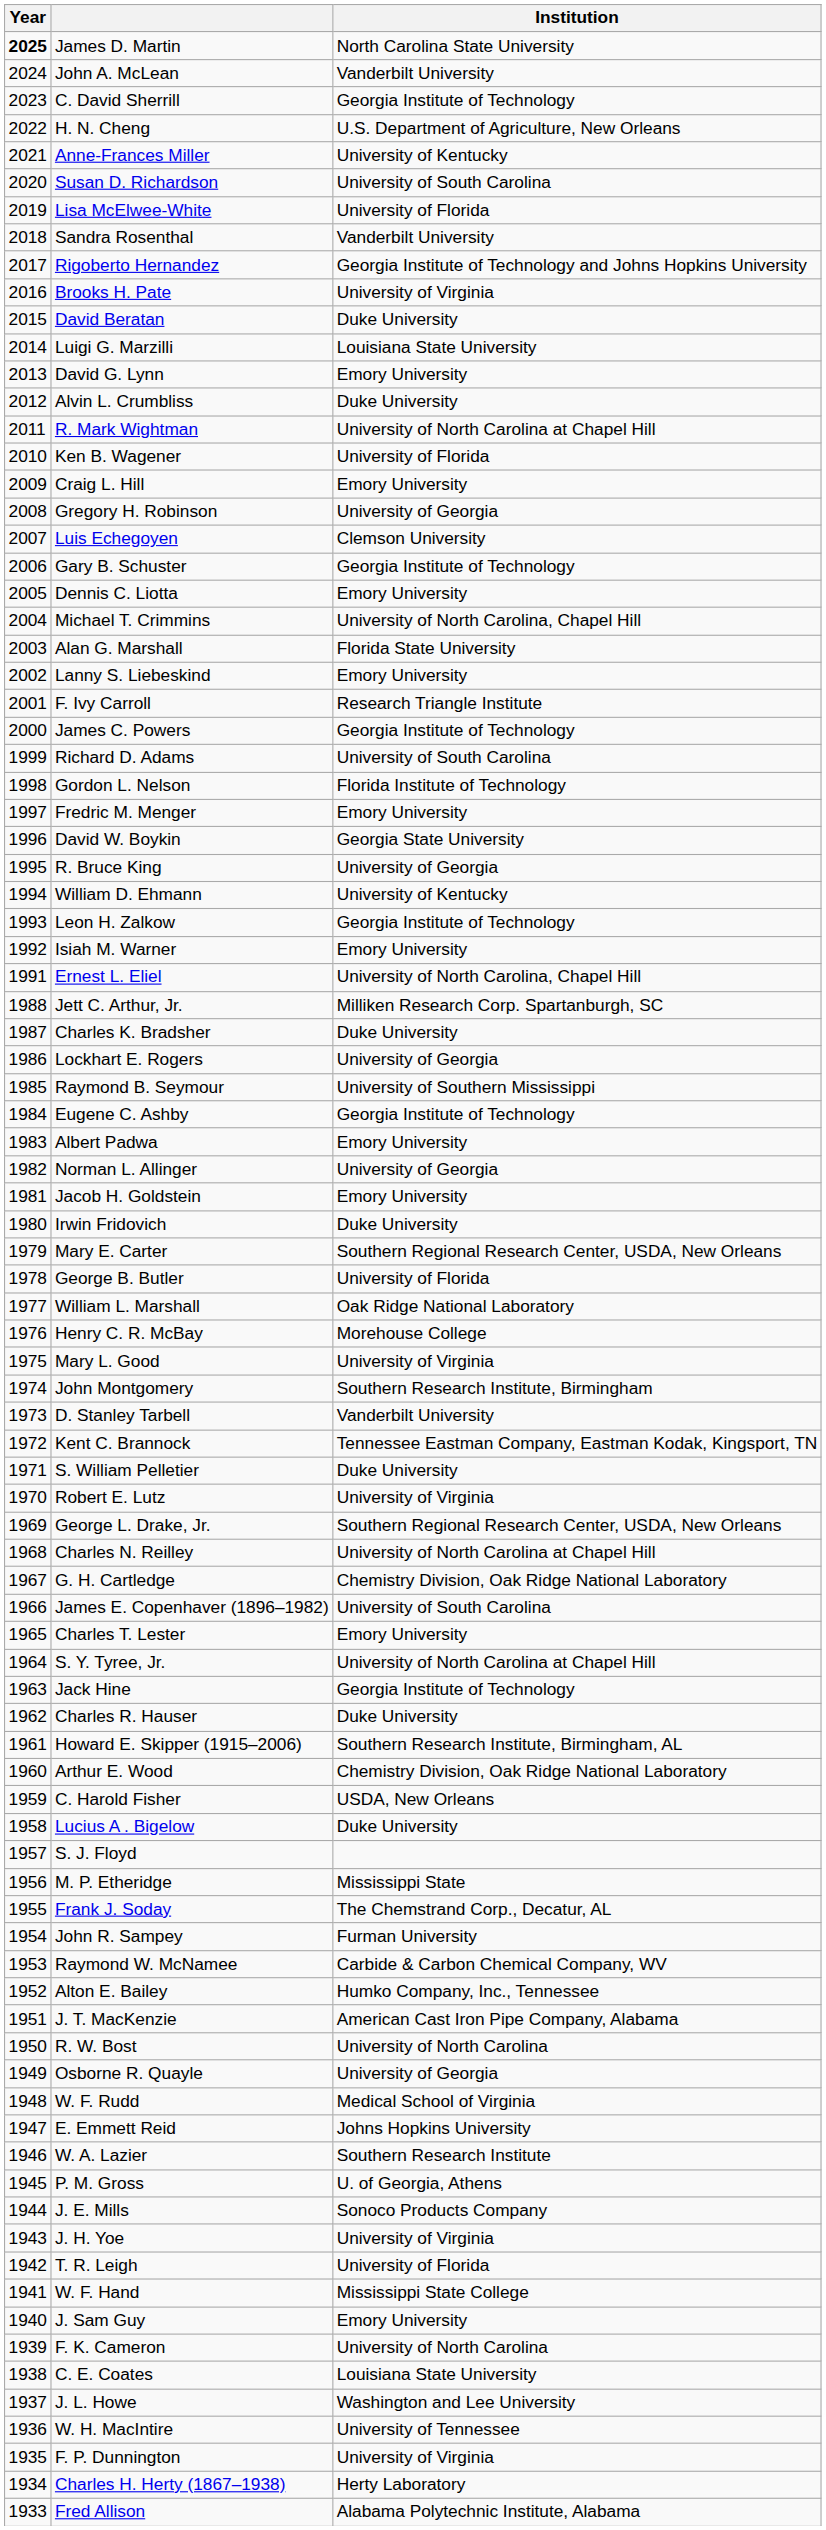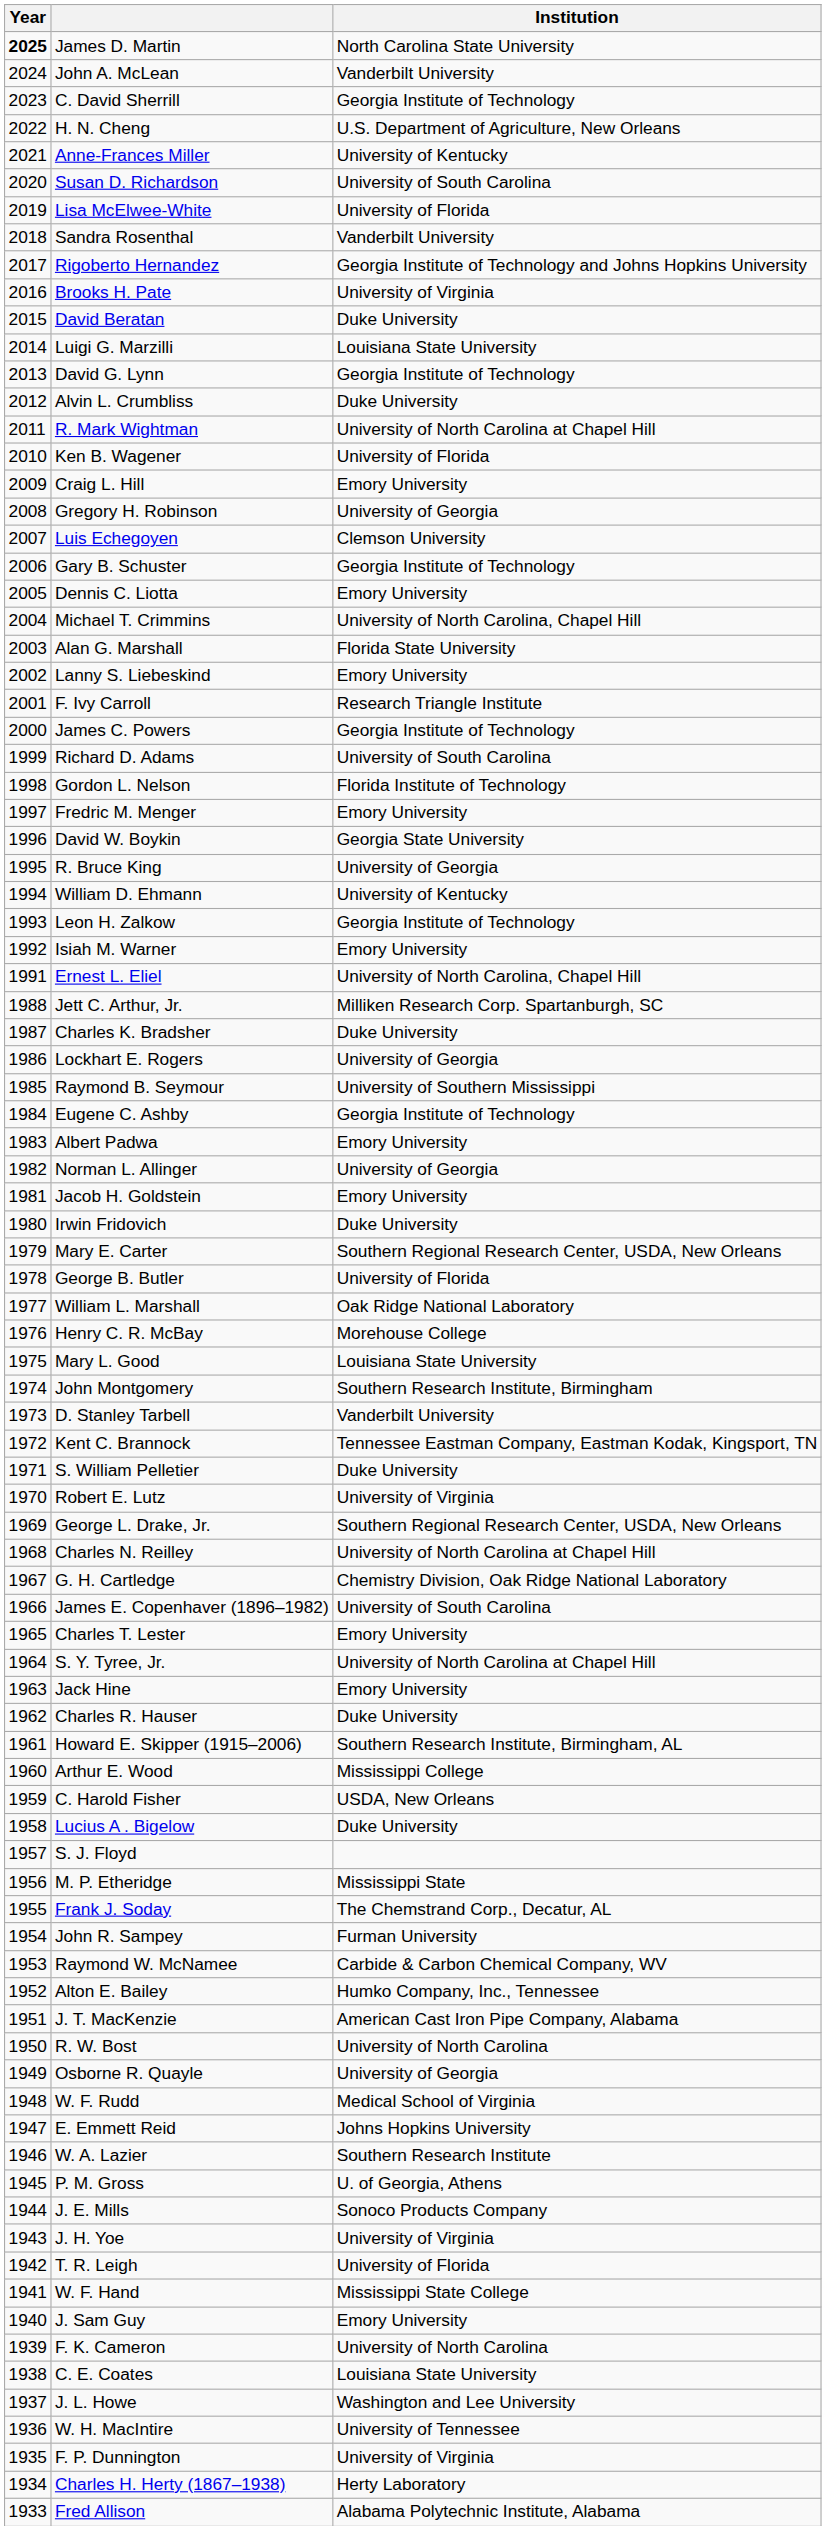(402, 374) Emory University -> (456, 374) Georgia Institute of Technology
(415, 1361) University of Virginia -> (437, 1361) Louisiana State University
(456, 1689) Georgia Institute of Technology -> (402, 1689) Emory University
(532, 1772) Chemistry Division, Oak Ridge National Laboratory -> (410, 1772) Mississippi College
